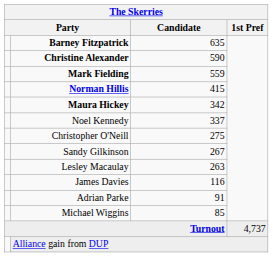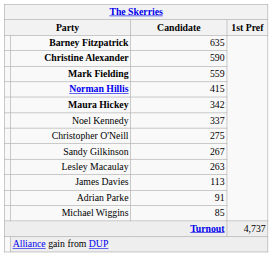(217, 182) 116 -> (217, 182) 113
